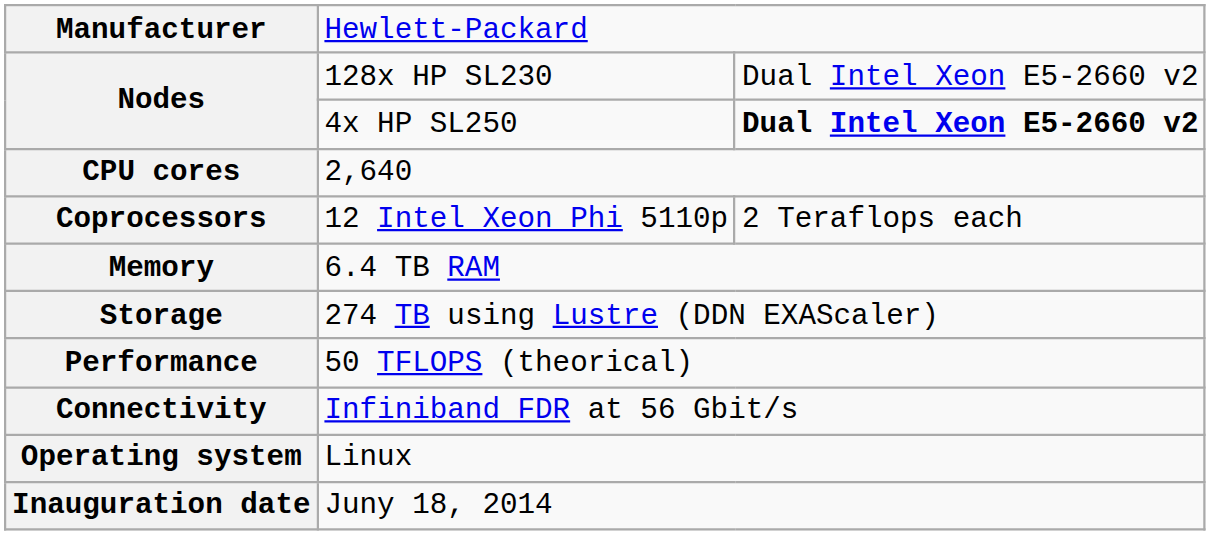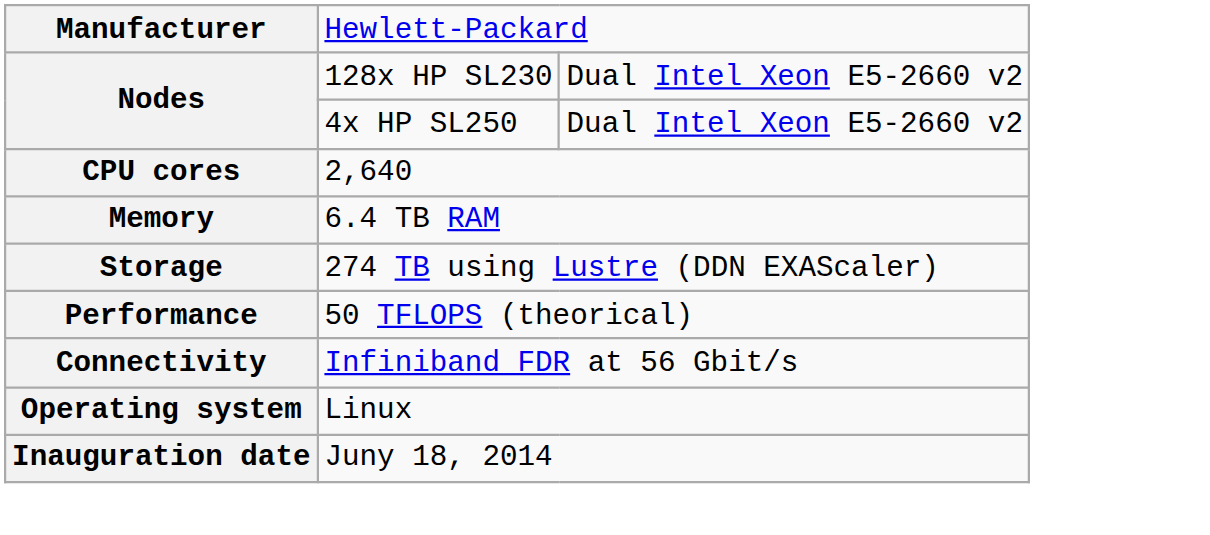(970, 124) bold -> (795, 124) normal
- row: (161, 220)
